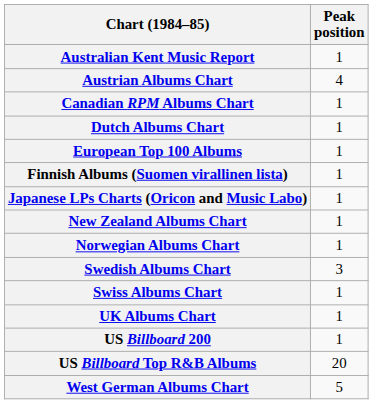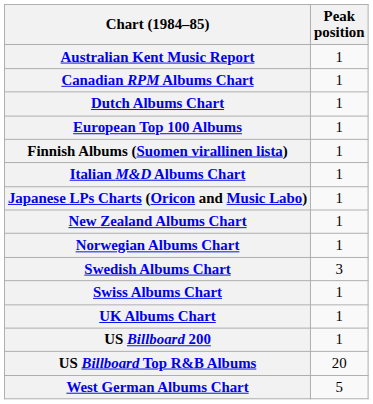- row: (158, 80)
+ row: (158, 174)
